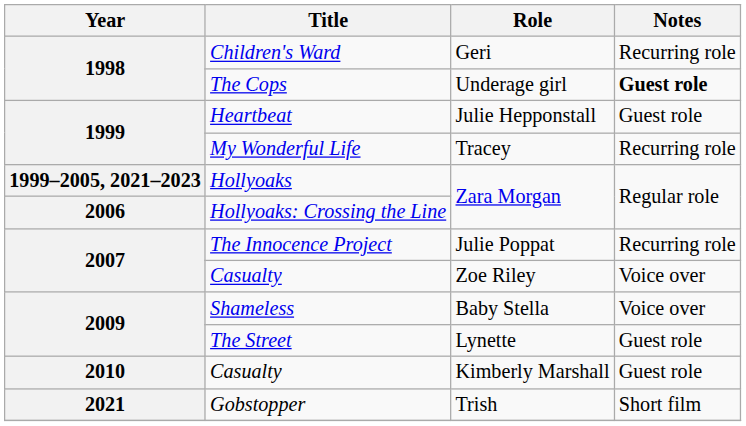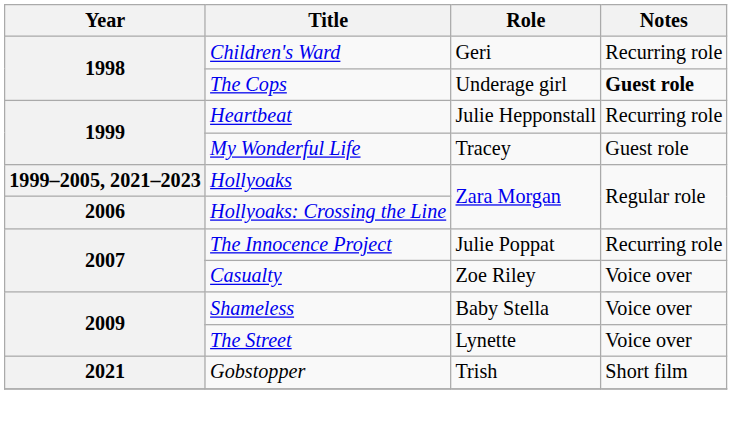(660, 116) Guest role -> (664, 116) Recurring role
(677, 148) Recurring role -> (647, 148) Guest role
(660, 340) Guest role -> (649, 340) Voice over
- row: (246, 372)
